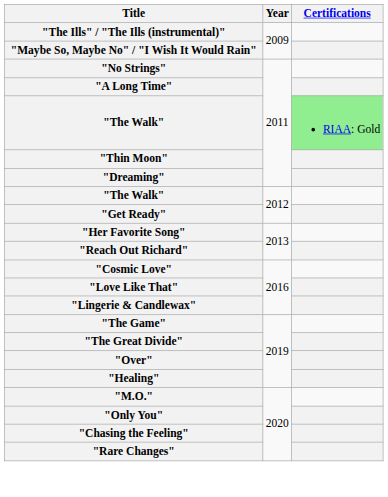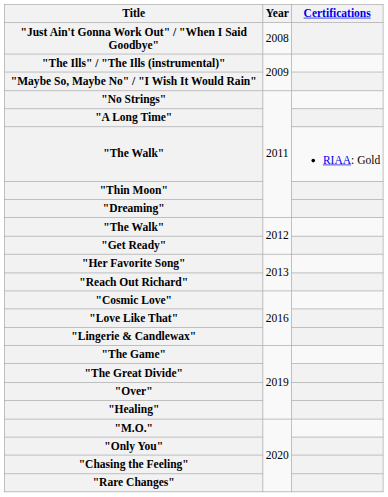+ row: (134, 38)
(337, 129) lightgreen background -> (337, 161) no background
